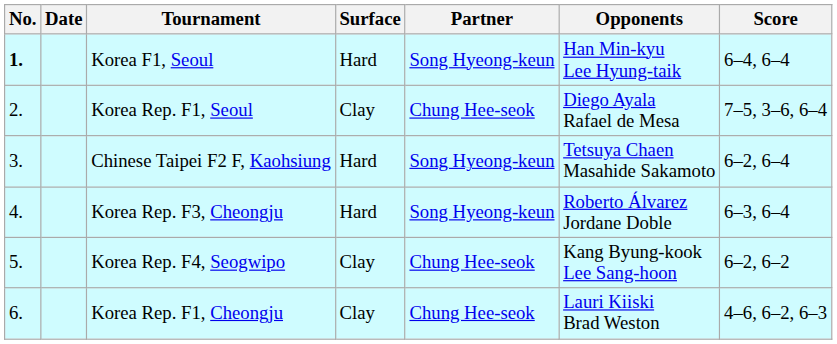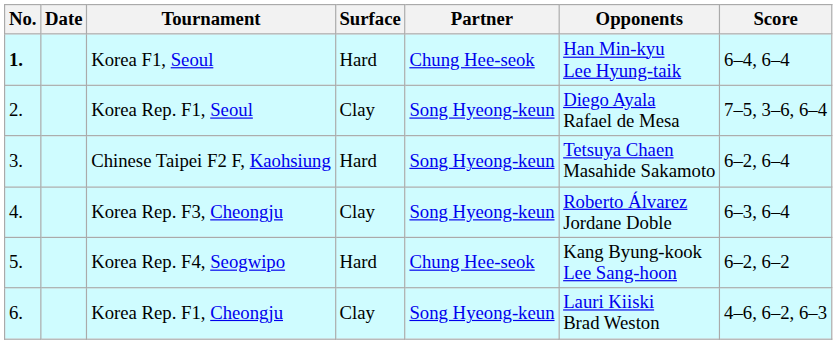(482, 59) Song Hyeong-keun -> (472, 59) Chung Hee-seok
(472, 110) Chung Hee-seok -> (482, 110) Song Hyeong-keun
(358, 211) Hard -> (357, 211) Clay
(357, 262) Clay -> (358, 262) Hard
(472, 313) Chung Hee-seok -> (482, 313) Song Hyeong-keun
